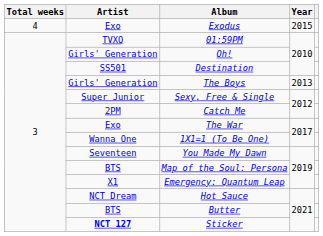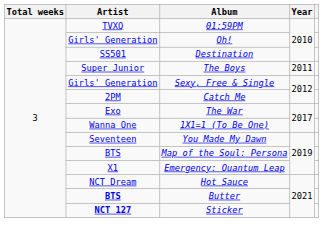- row: (224, 26)
(113, 82) Girls' Generation -> (113, 68) Super Junior
(302, 82) 2013 -> (302, 68) 2011
(113, 97) Super Junior -> (113, 82) Girls' Generation
(113, 210) normal -> (113, 196) bold
